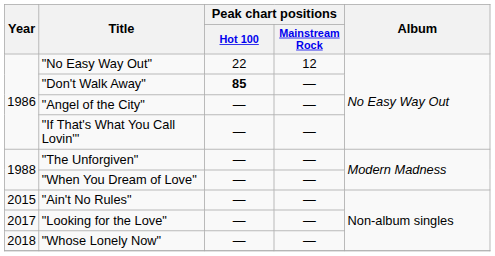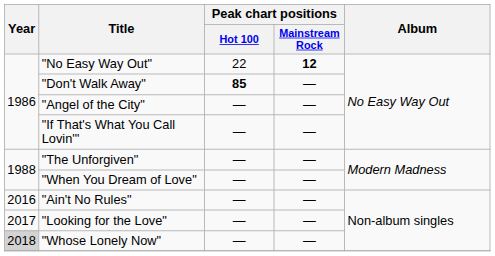(309, 64) normal -> (309, 64) bold
(22, 200) 2015 -> (22, 200) 2016
(22, 240) no background -> (22, 240) lightgrey background
